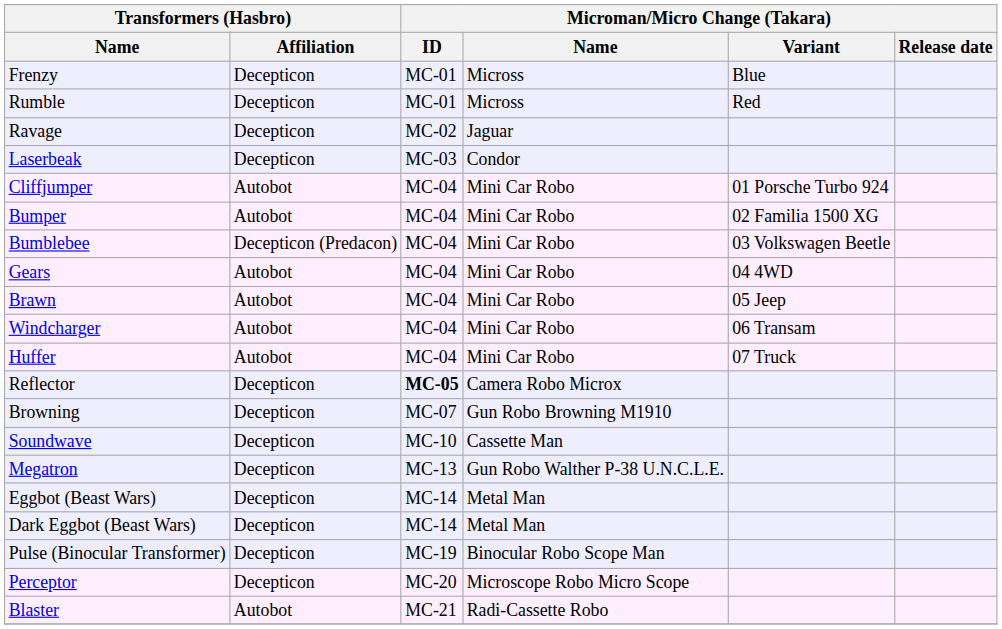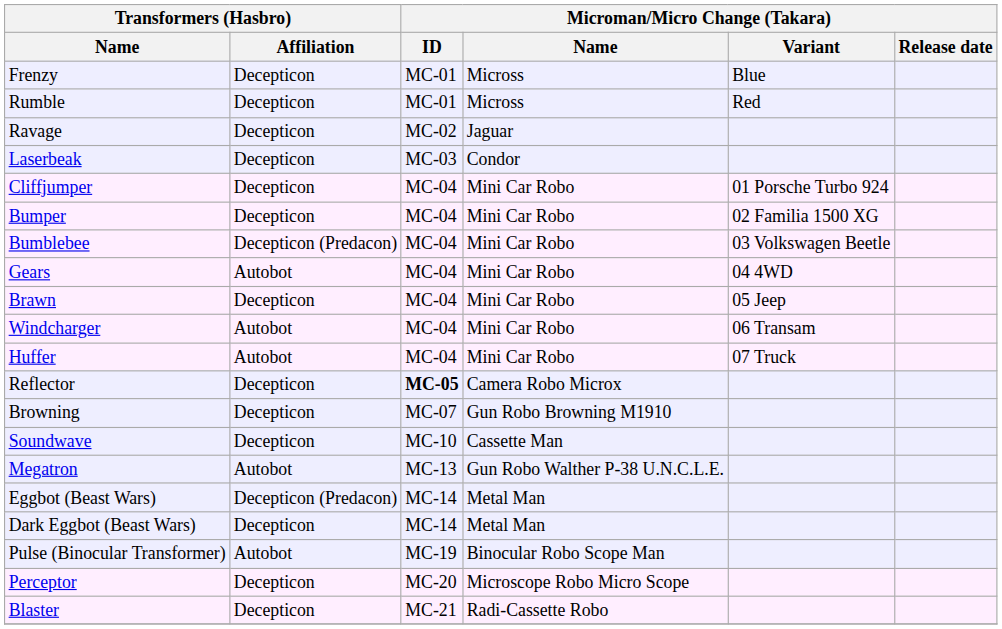(263, 187) Autobot -> (274, 187) Decepticon
(263, 215) Autobot -> (274, 215) Decepticon
(263, 300) Autobot -> (274, 300) Decepticon
(274, 469) Decepticon -> (263, 469) Autobot
(274, 497) Decepticon -> (315, 497) Decepticon (Predacon)
(274, 553) Decepticon -> (263, 553) Autobot
(263, 610) Autobot -> (274, 610) Decepticon
